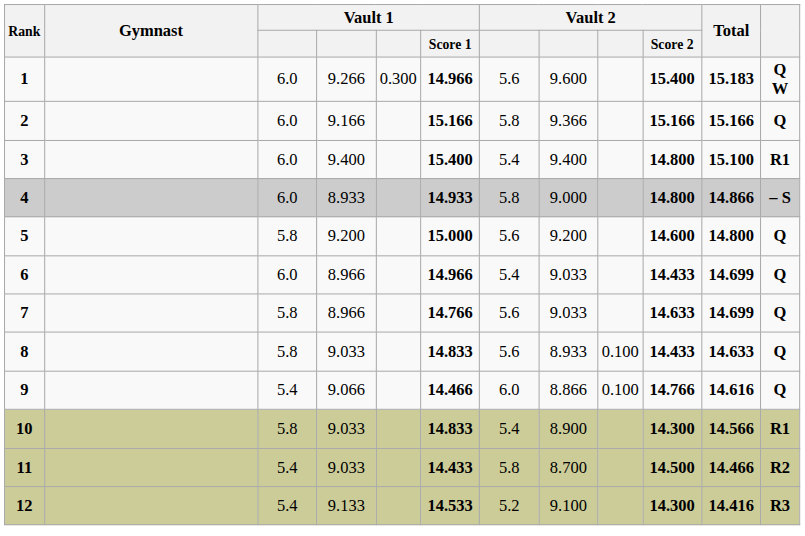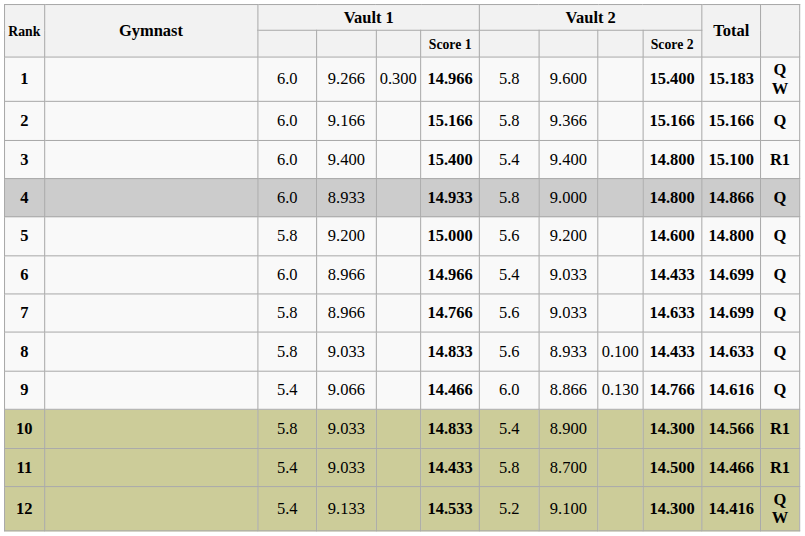(509, 79) 5.6 -> (509, 79) 5.8
(780, 197) – S -> (780, 197) Q
(620, 390) 0.100 -> (620, 390) 0.130
(780, 467) R2 -> (780, 467) R1
(780, 505) R3 -> (780, 508) Q W
